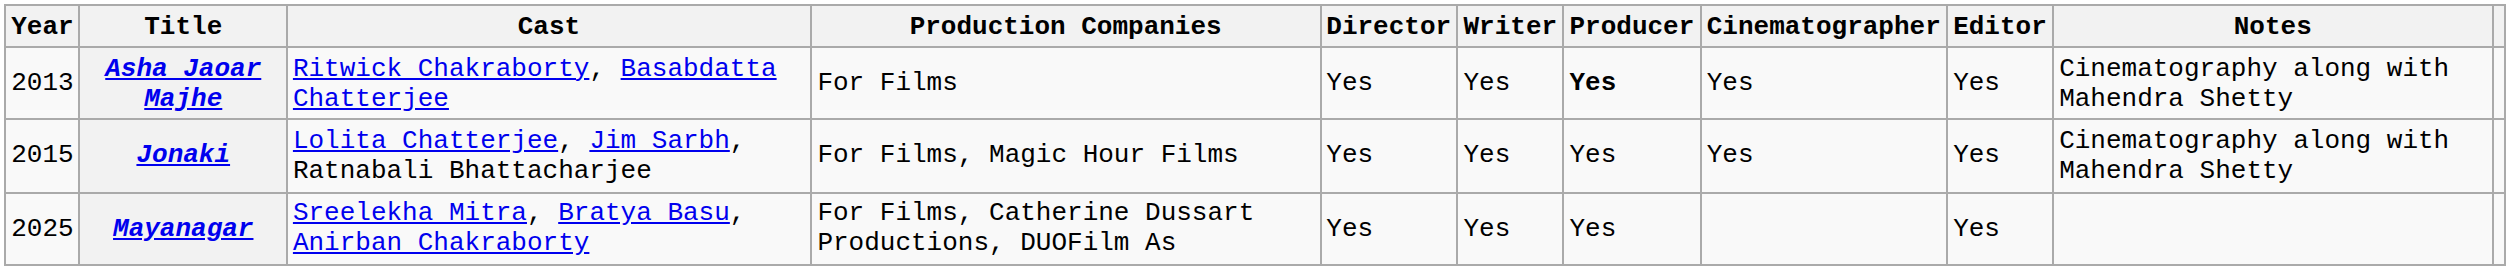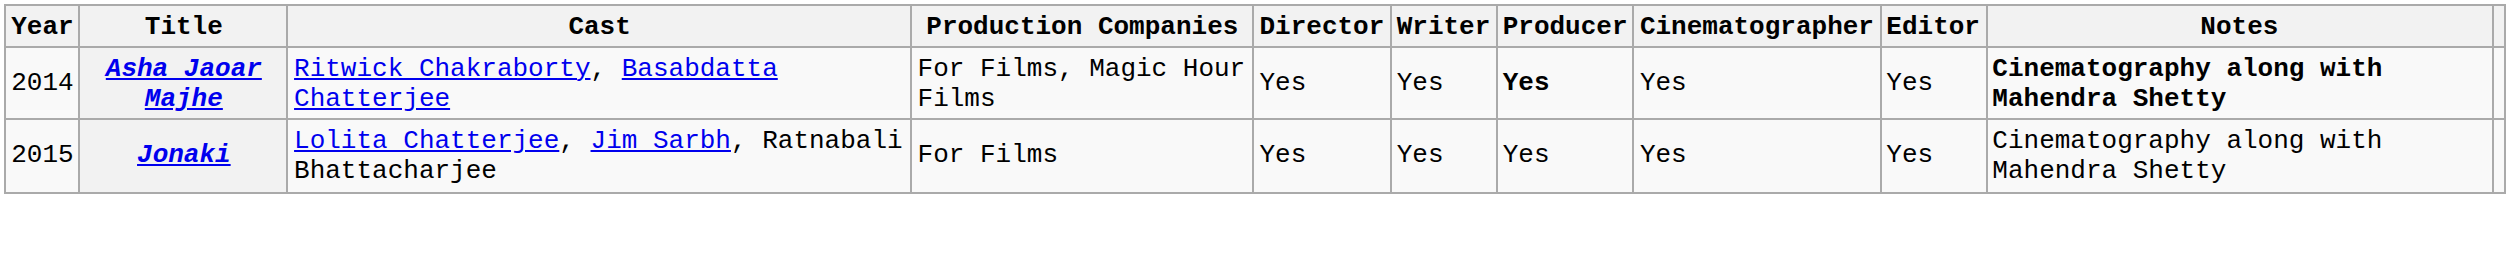(42, 84) 2013 -> (42, 84) 2014
(888, 84) For Films -> (1081, 84) For Films, Magic Hour Films
(2254, 84) normal -> (2187, 84) bold
(1028, 156) For Films, Magic Hour Films -> (988, 156) For Films
- row: (183, 228)
